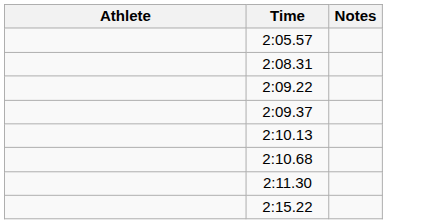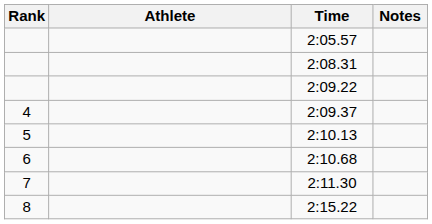+ column: (27, 16)
